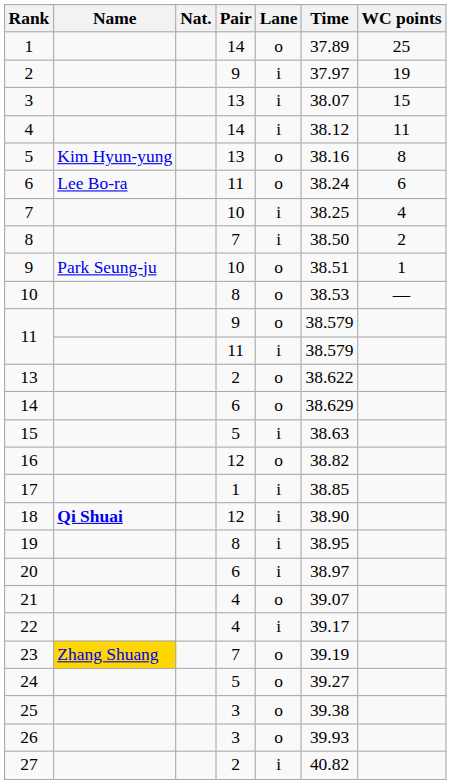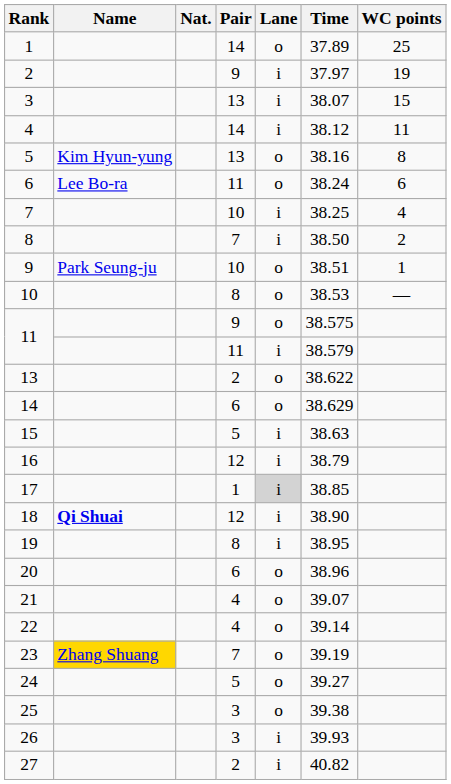(330, 322) 38.579 -> (330, 322) 38.575
(279, 460) o -> (279, 460) i
(330, 460) 38.82 -> (330, 460) 38.79
(279, 488) no background -> (279, 488) lightgrey background
(279, 571) i -> (279, 571) o
(330, 571) 38.97 -> (330, 571) 38.96
(279, 626) i -> (279, 626) o
(330, 626) 39.17 -> (330, 626) 39.14
(279, 737) o -> (279, 737) i
